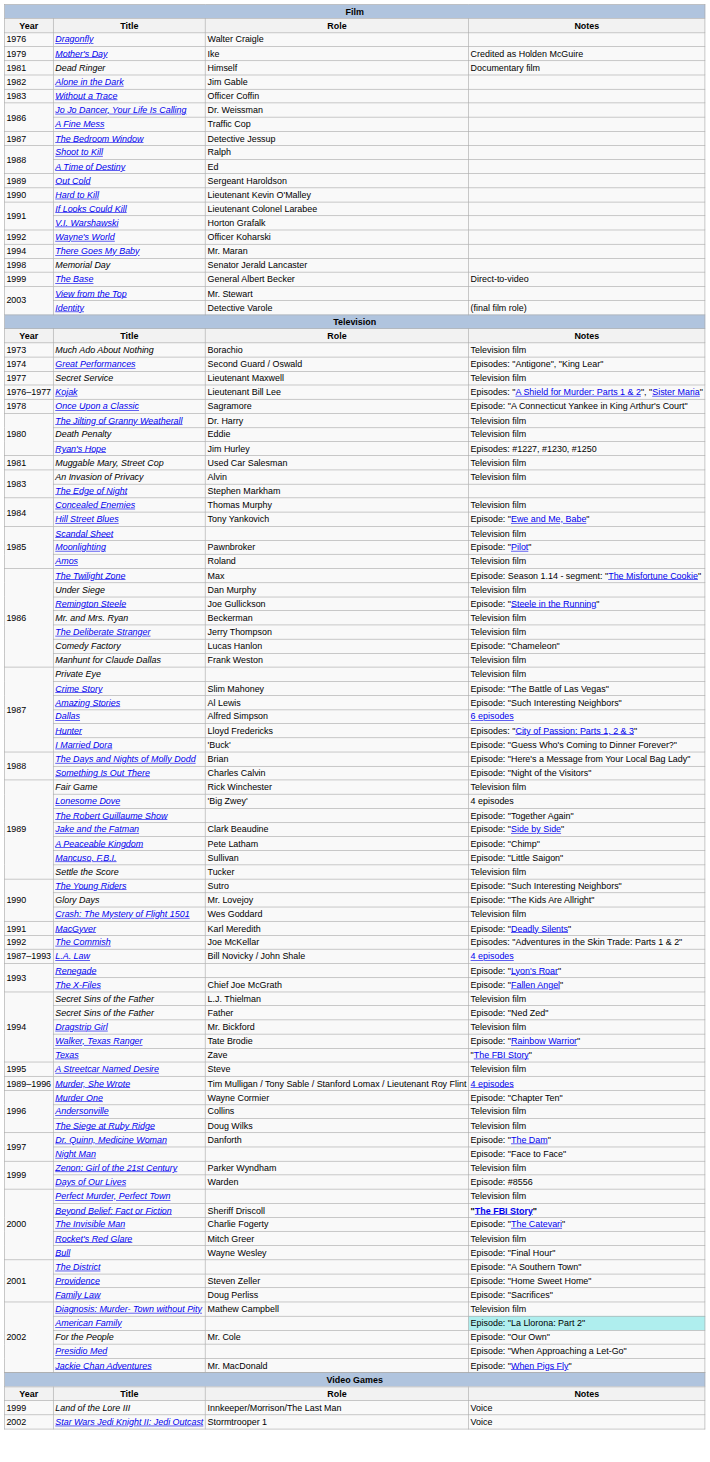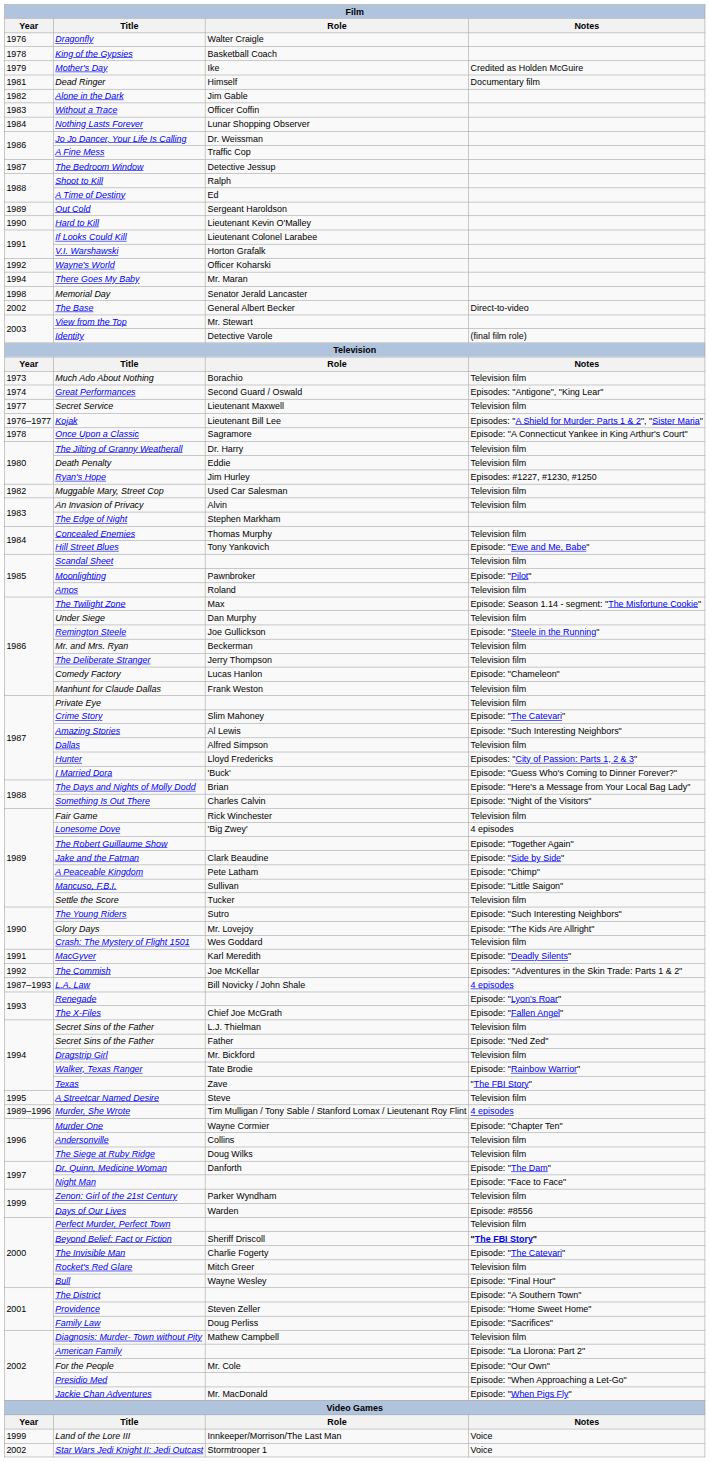+ row: (94, 54)
+ row: (99, 125)
(16, 280) 1999 -> (16, 308) 2002
(16, 463) 1981 -> (16, 491) 1982
(540, 689) Episode: "The Battle of Las Vegas" -> (518, 717) Episode: "The Catevari"
(492, 717) 6 episodes -> (498, 745) Television film
(528, 1324) paleturquoise background -> (528, 1352) no background
